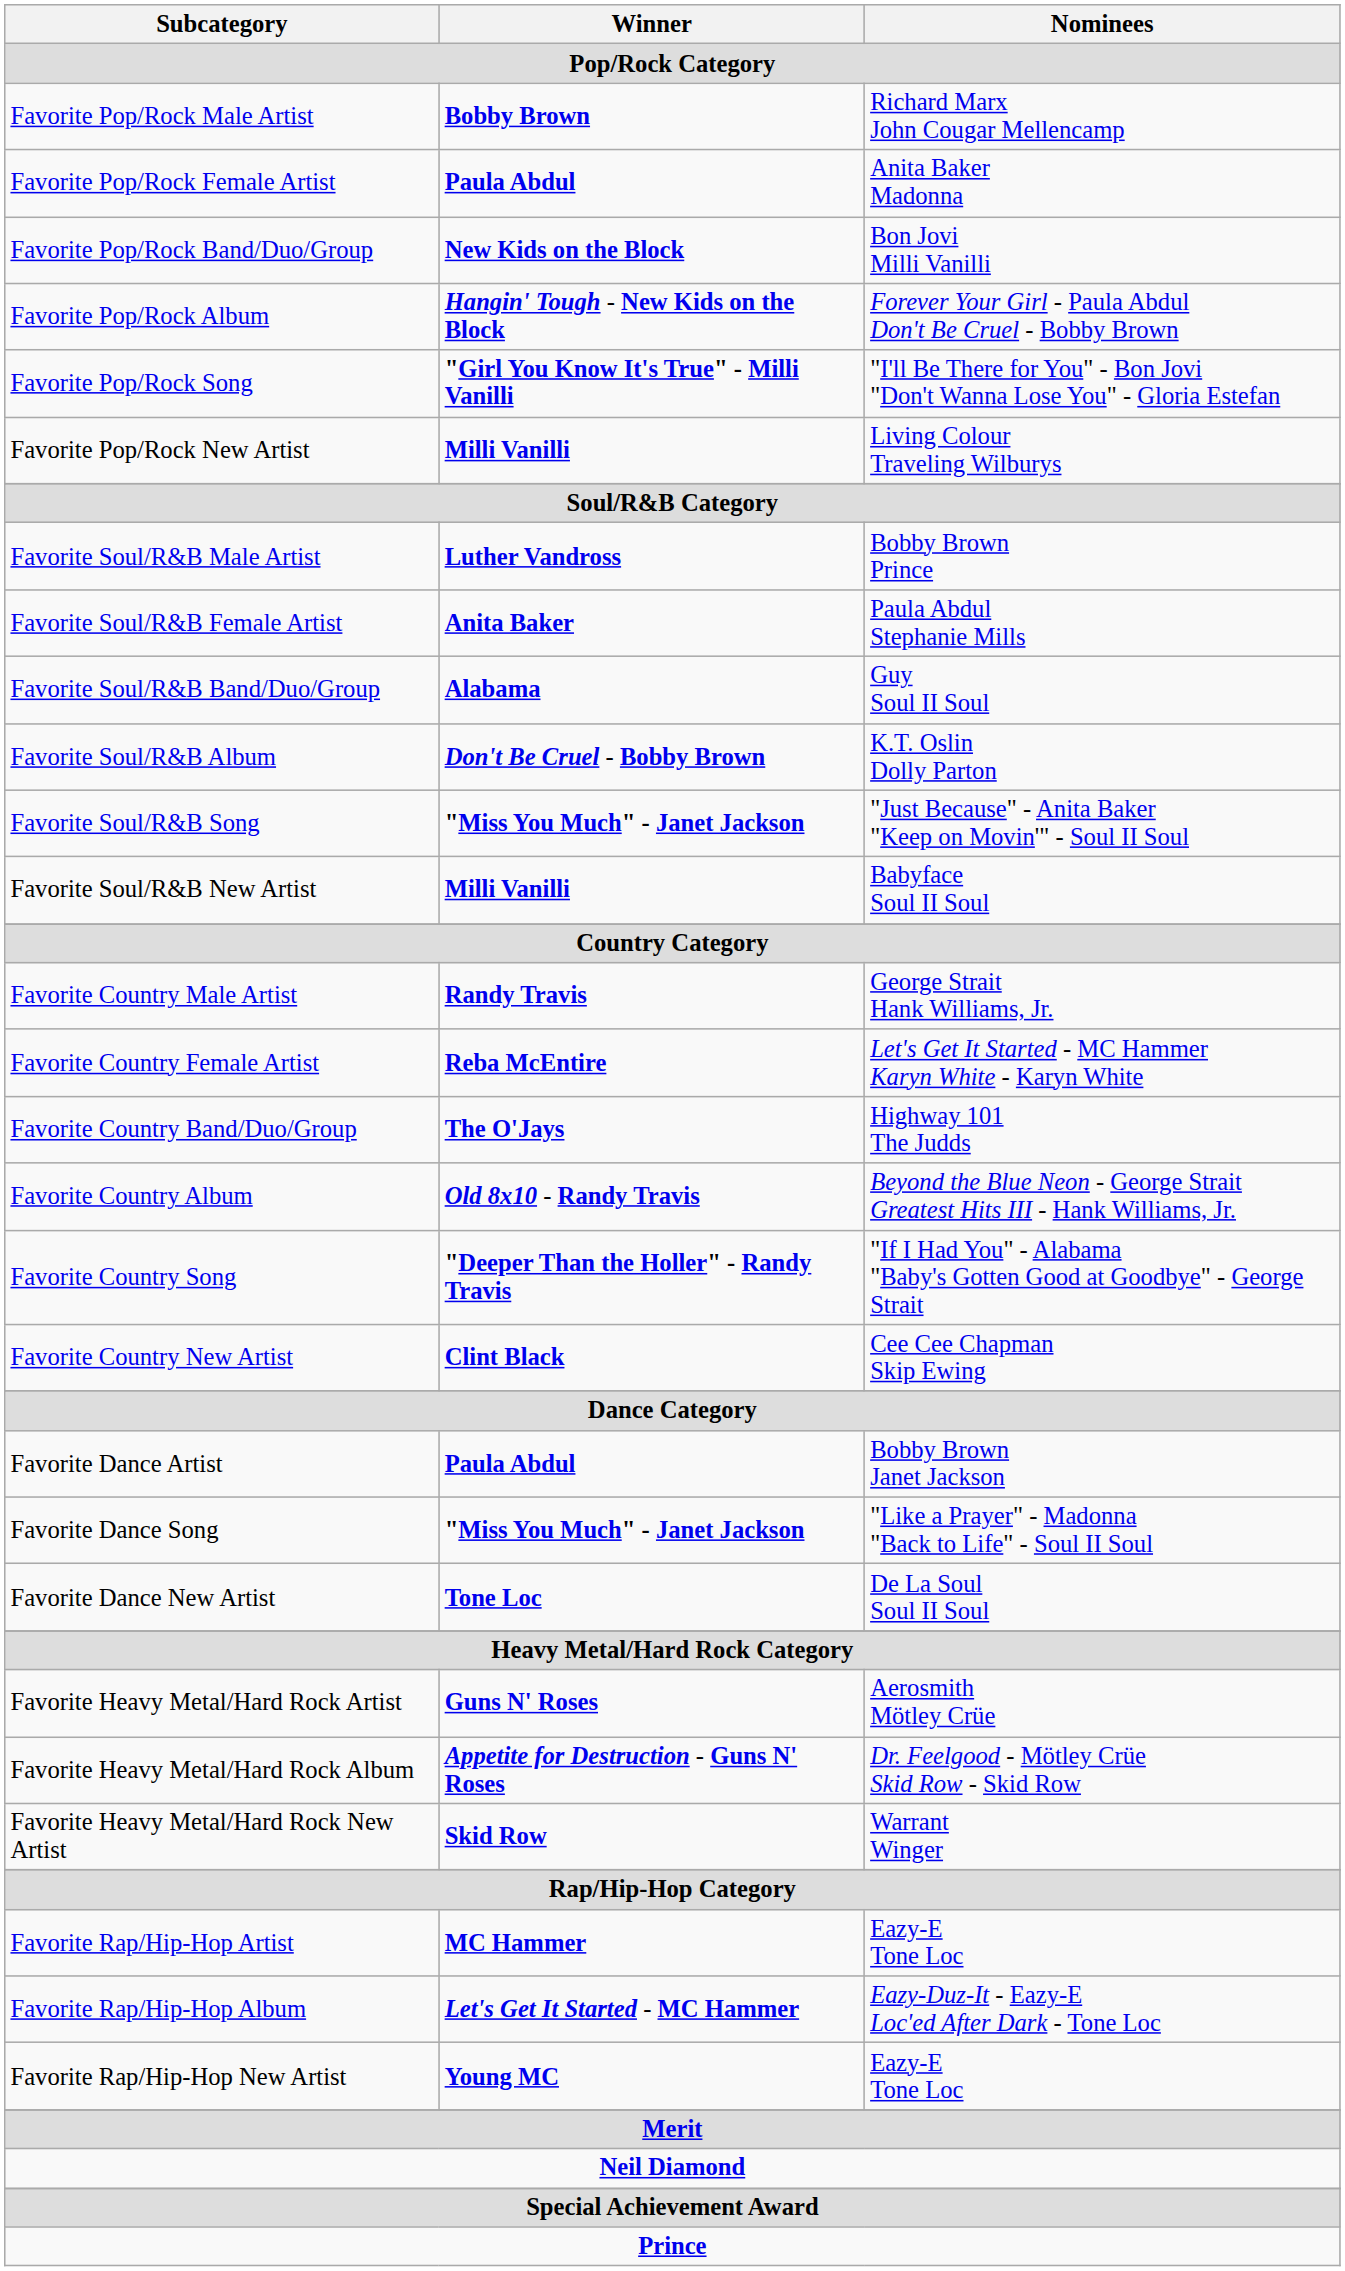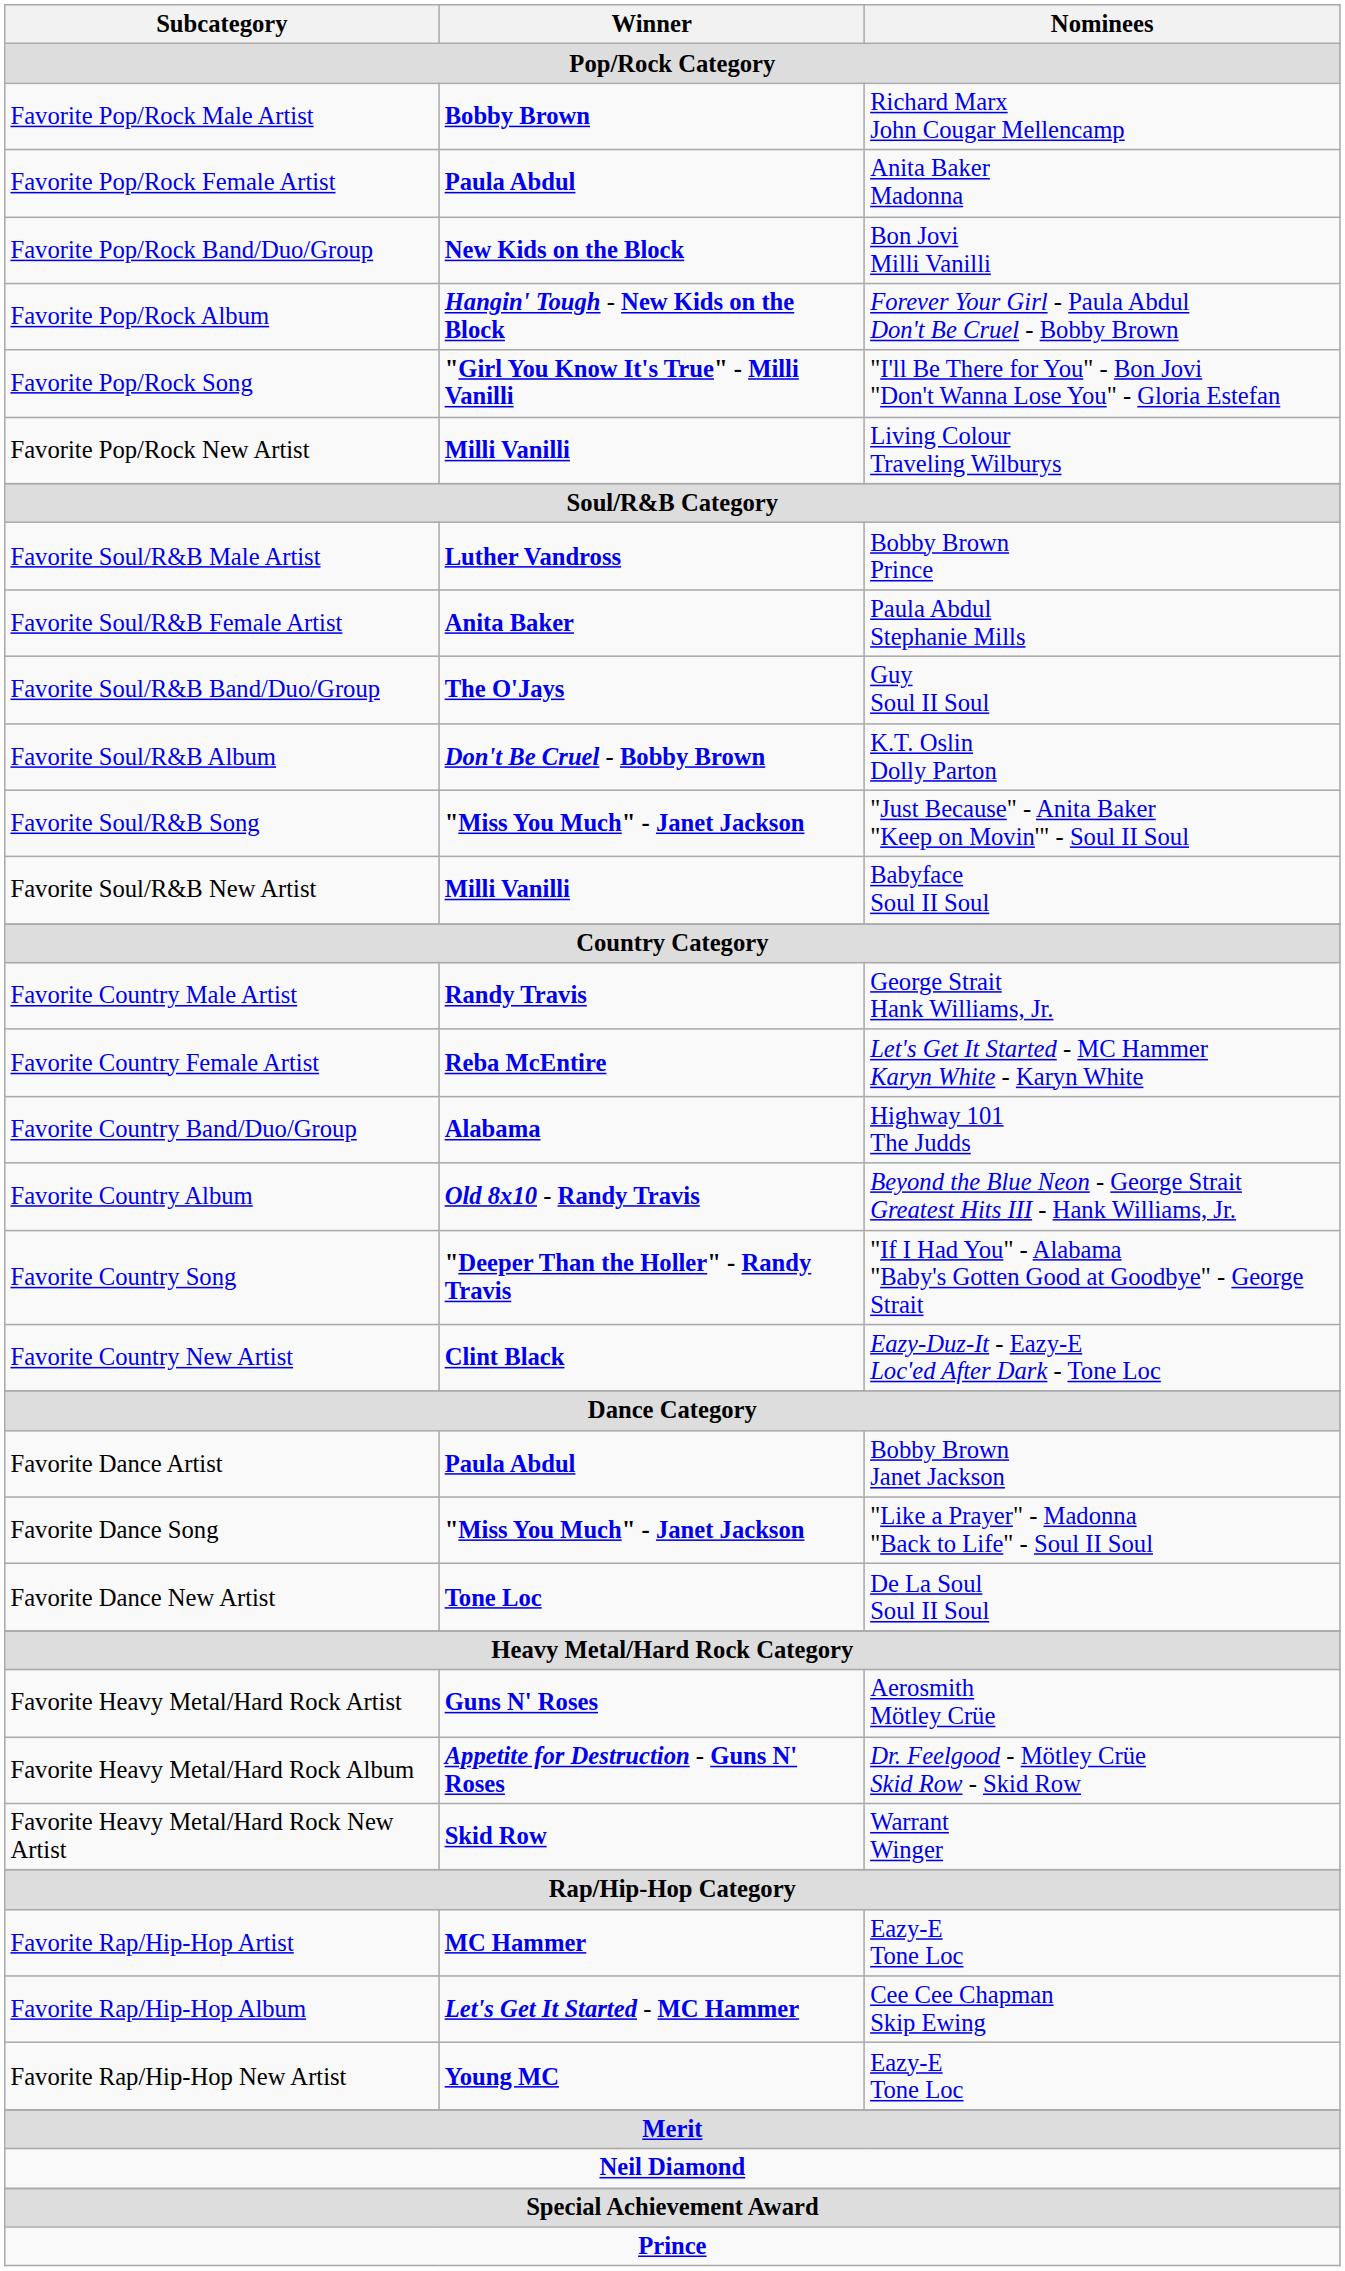(493, 689) Alabama -> (505, 689) The O'Jays
(505, 1129) The O'Jays -> (493, 1129) Alabama
(962, 1357) Cee Cee Chapman Skip Ewing -> (1016, 1357) Eazy-Duz-It - Eazy-E Loc'ed After Dark - Tone Loc
(1016, 2009) Eazy-Duz-It - Eazy-E Loc'ed After Dark - Tone Loc -> (962, 2009) Cee Cee Chapman Skip Ewing
